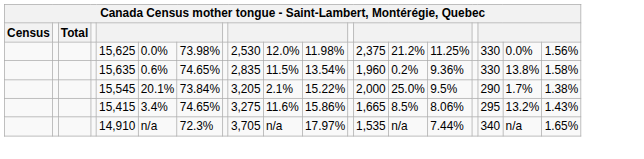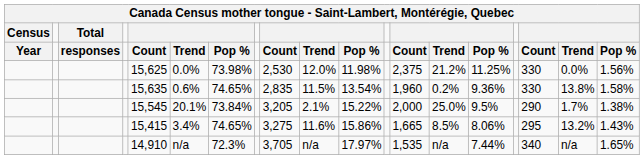+ row: (28, 51)
